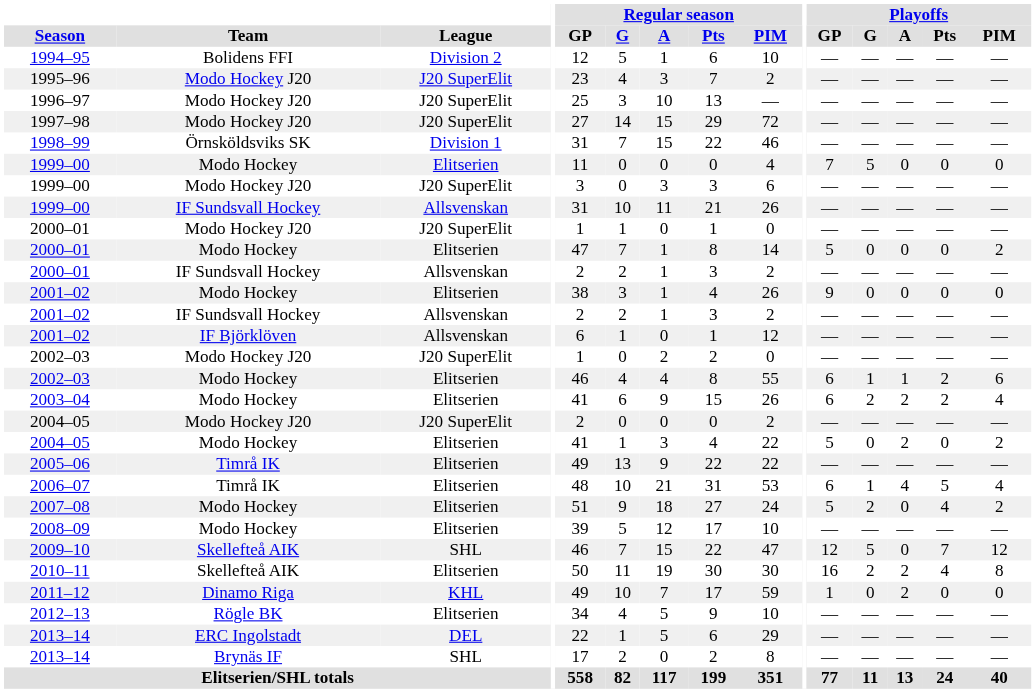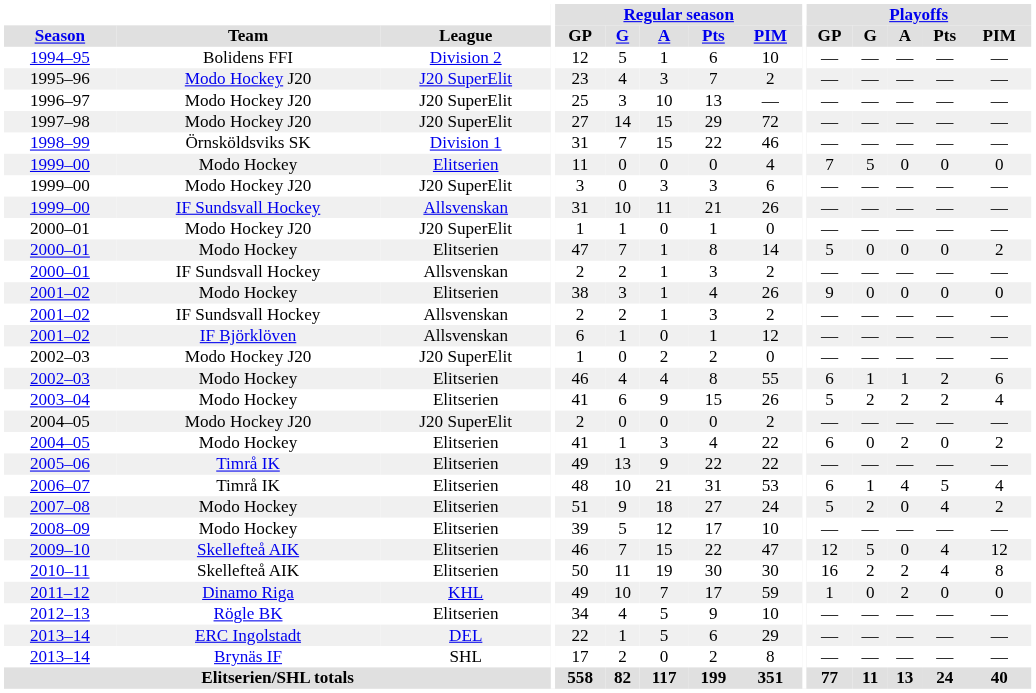(829, 399) 6 -> (829, 399) 5
(829, 442) 5 -> (829, 442) 6
(466, 549) SHL -> (466, 549) Elitserien
(945, 549) 7 -> (945, 549) 4
